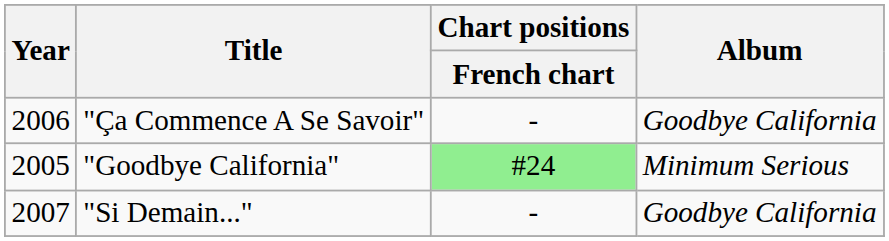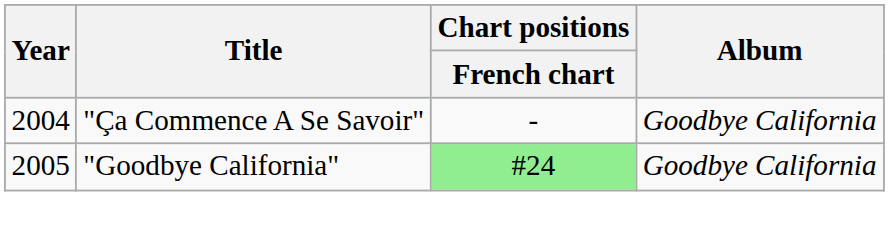(41, 119) 2006 -> (41, 119) 2004
(746, 166) Minimum Serious -> (760, 166) Goodbye California
- row: (168, 212)
